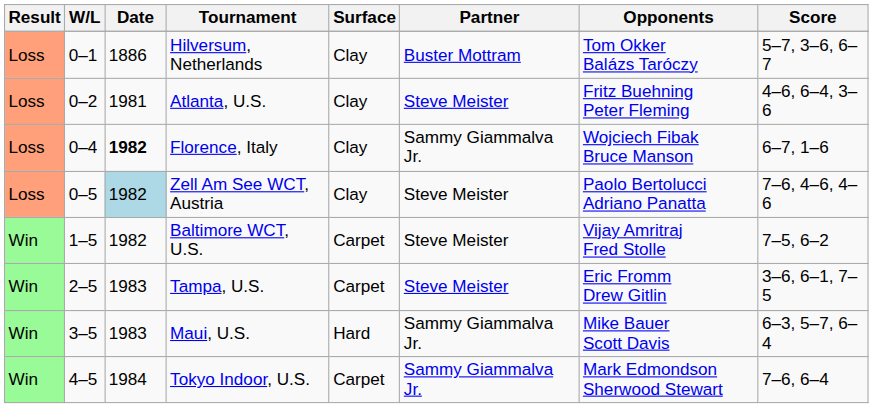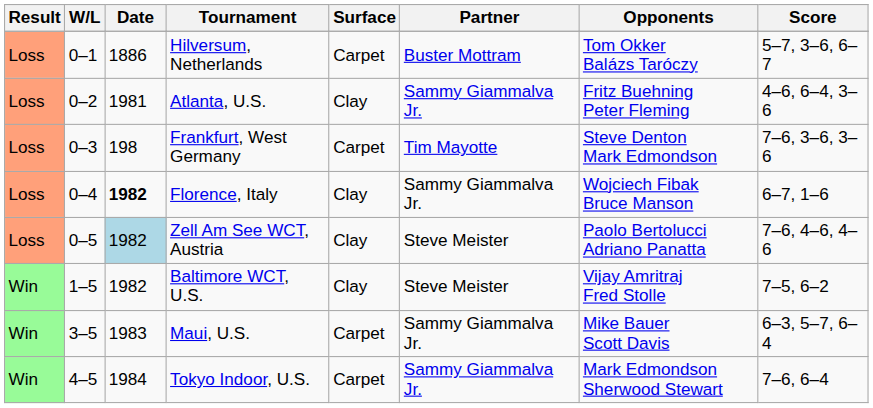(350, 54) Clay -> (359, 54) Carpet
(456, 101) Steve Meister -> (479, 101) Sammy Giammalva Jr.
+ row: (228, 147)
(359, 240) Carpet -> (350, 286) Clay
- row: (217, 286)
(352, 333) Hard -> (359, 333) Carpet
